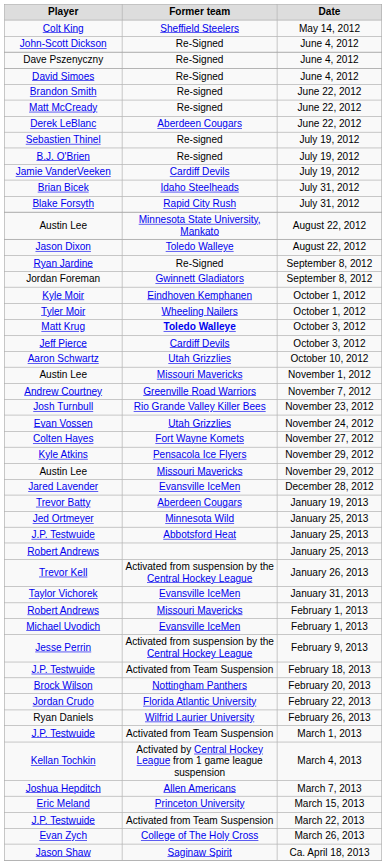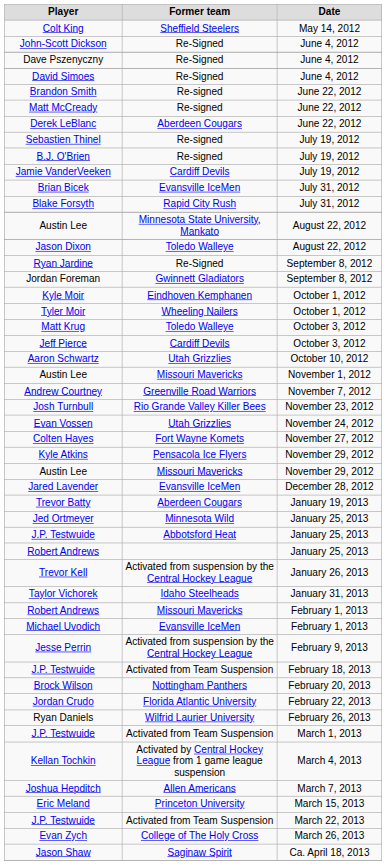(200, 188) Idaho Steelheads -> (200, 188) Evansville IceMen
(200, 327) bold -> (200, 327) normal
(200, 594) Evansville IceMen -> (200, 594) Idaho Steelheads
